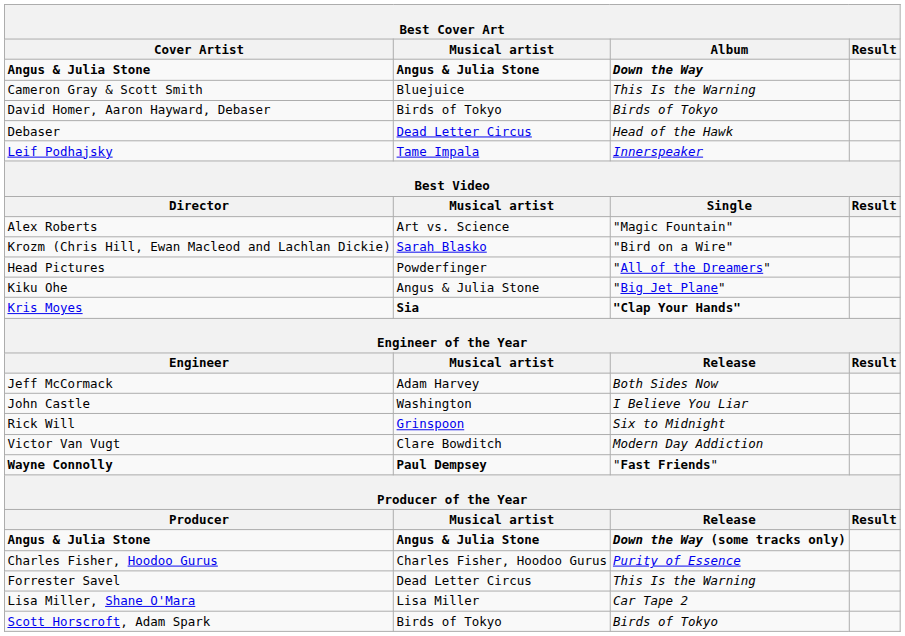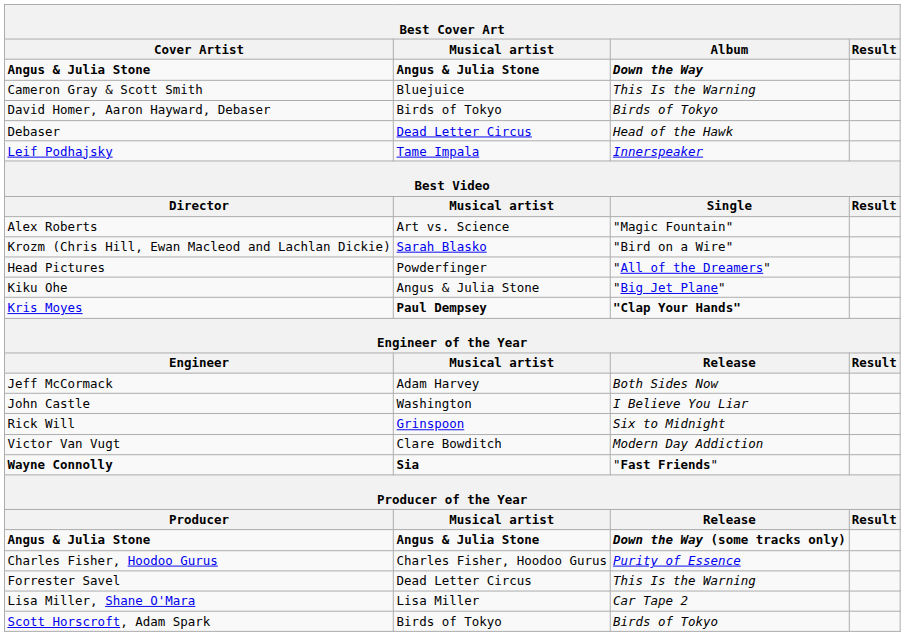(408, 308) Sia -> (442, 308) Paul Dempsey
(442, 465) Paul Dempsey -> (408, 465) Sia
